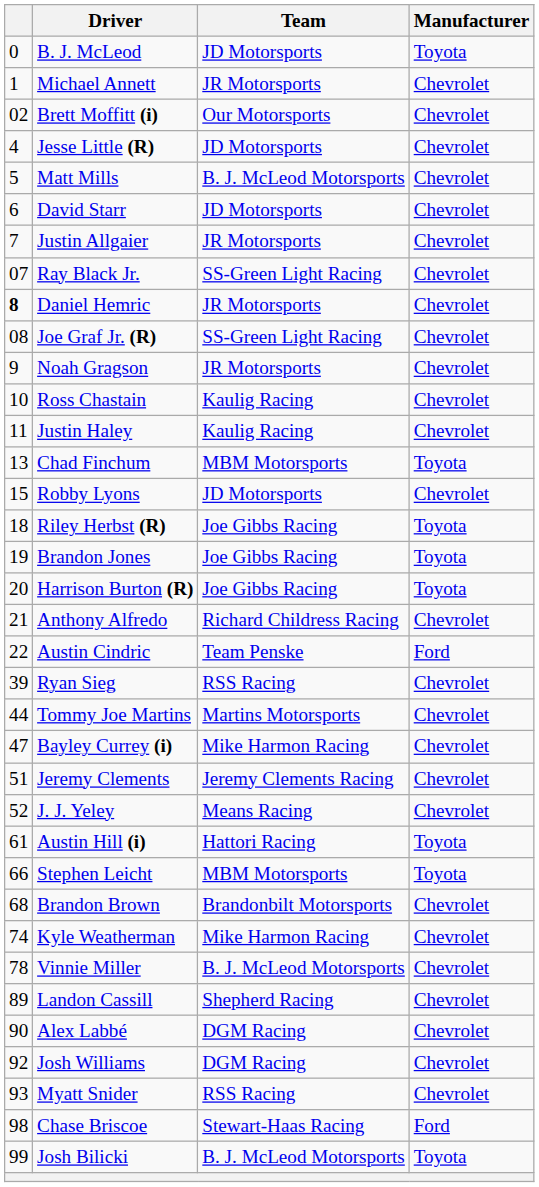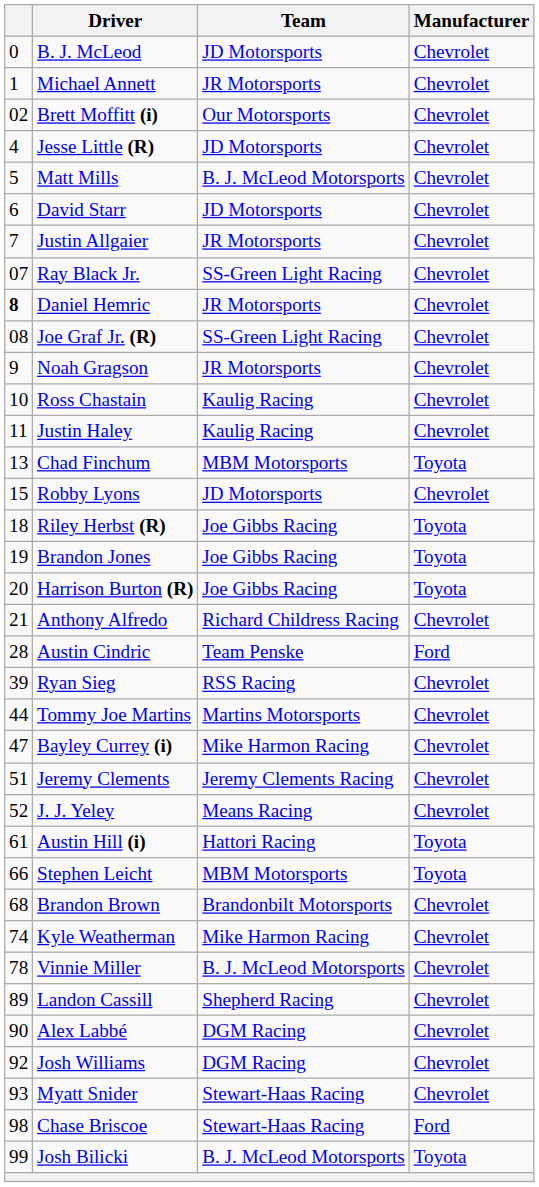(440, 52) Toyota -> (451, 52) Chevrolet
(19, 652) 22 -> (19, 652) 28
(249, 1094) RSS Racing -> (283, 1094) Stewart-Haas Racing
